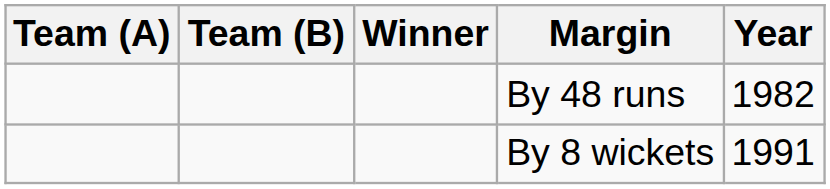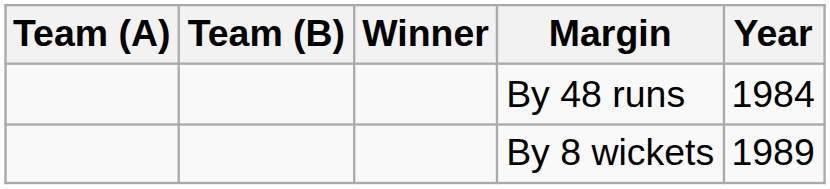(773, 93) 1982 -> (773, 93) 1984
(773, 152) 1991 -> (773, 152) 1989
